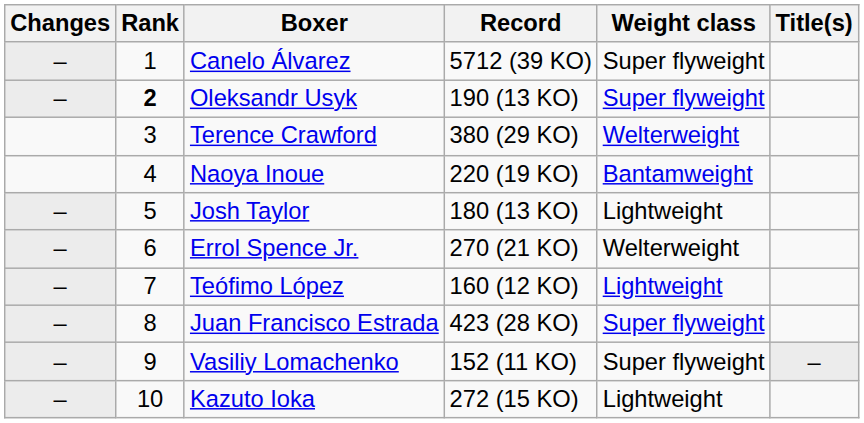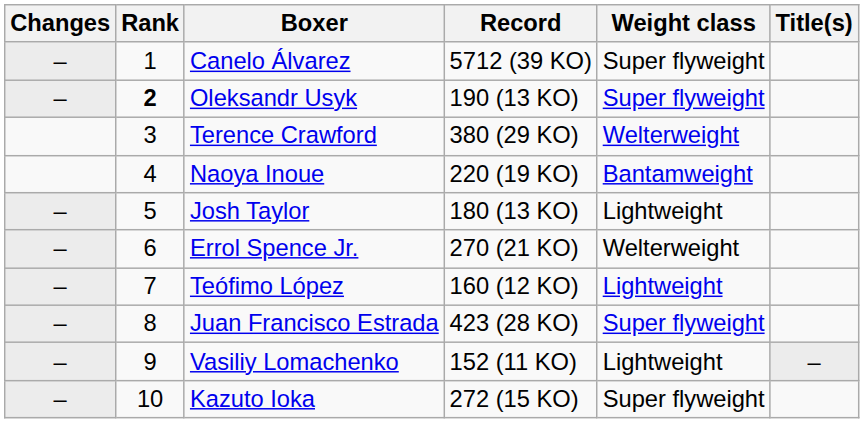(684, 361) Super flyweight -> (663, 361) Lightweight
(663, 398) Lightweight -> (684, 398) Super flyweight
